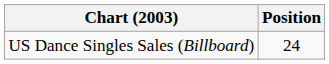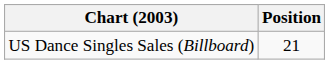(292, 45) 24 -> (292, 45) 21
